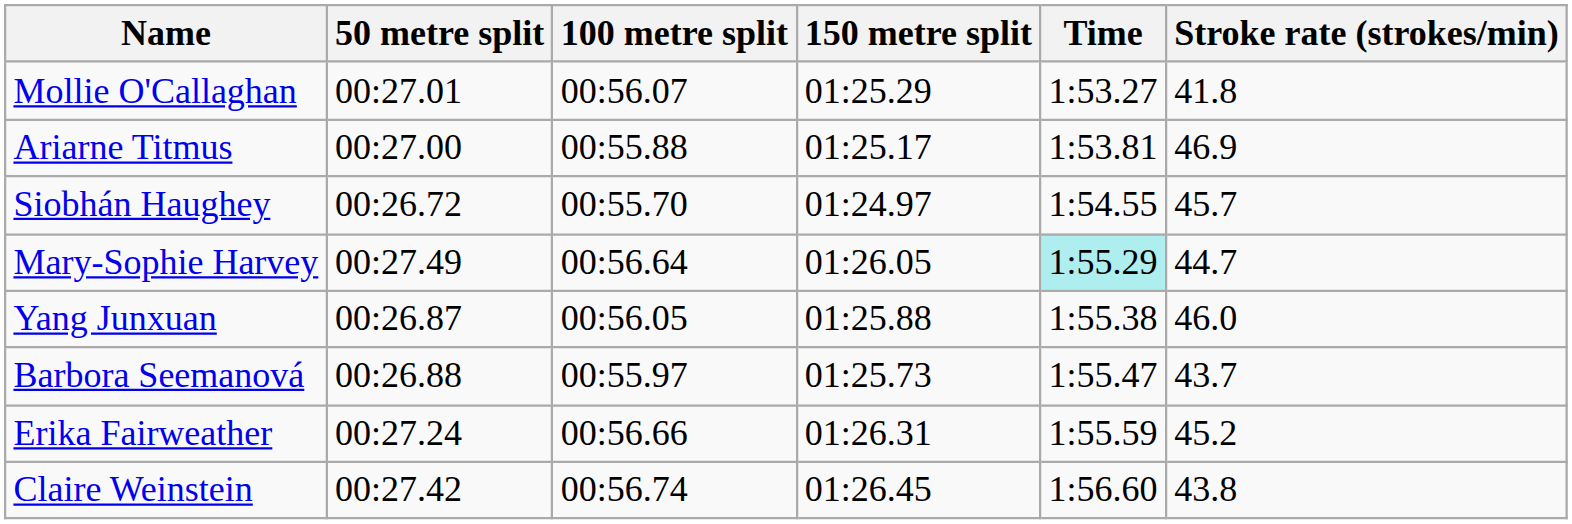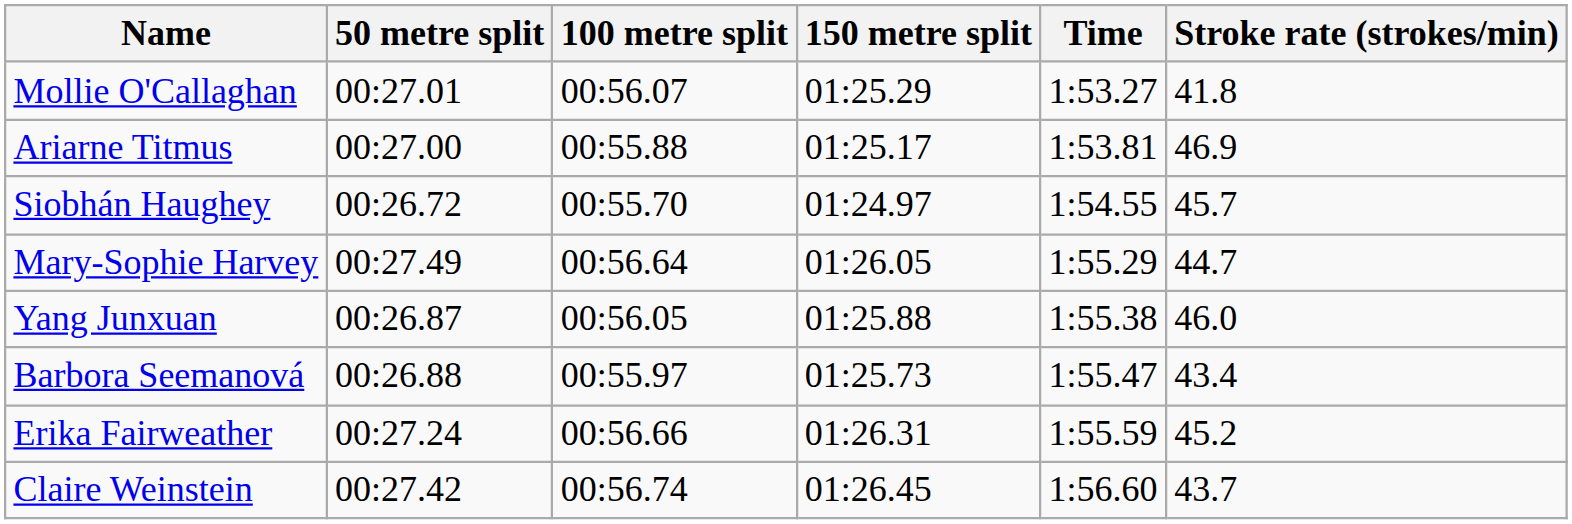(1103, 261) paleturquoise background -> (1103, 261) no background
(1206, 375) 43.7 -> (1206, 375) 43.4
(1206, 489) 43.8 -> (1206, 489) 43.7
